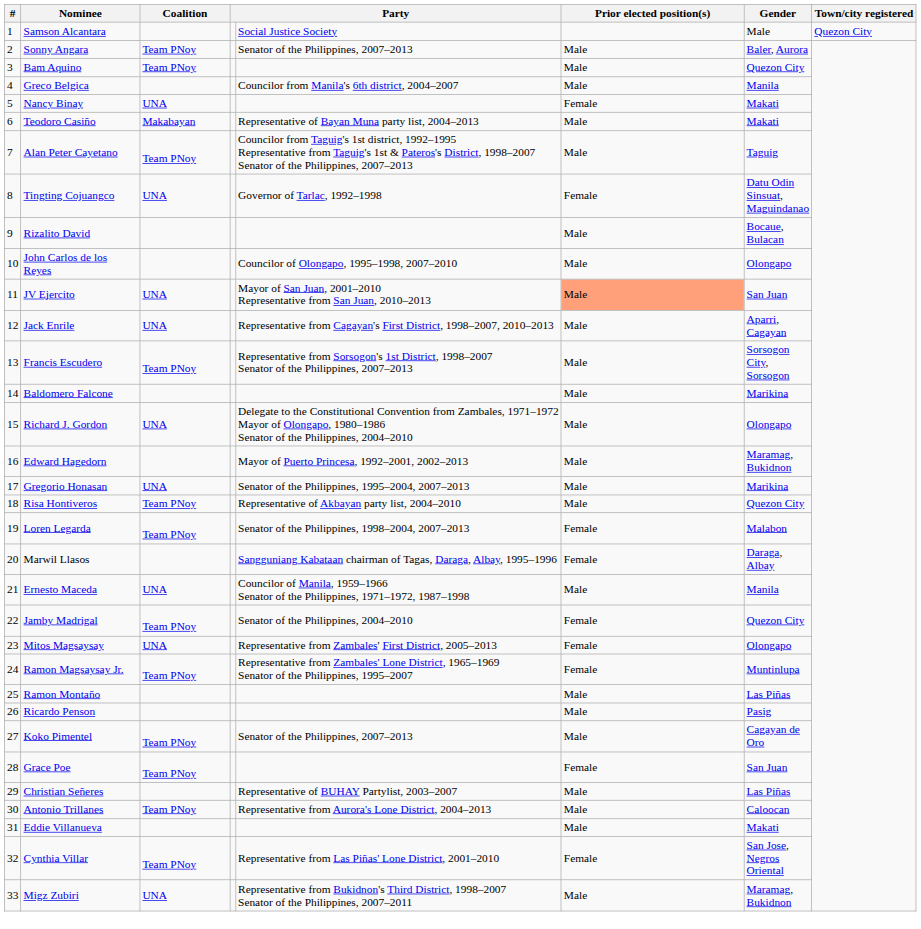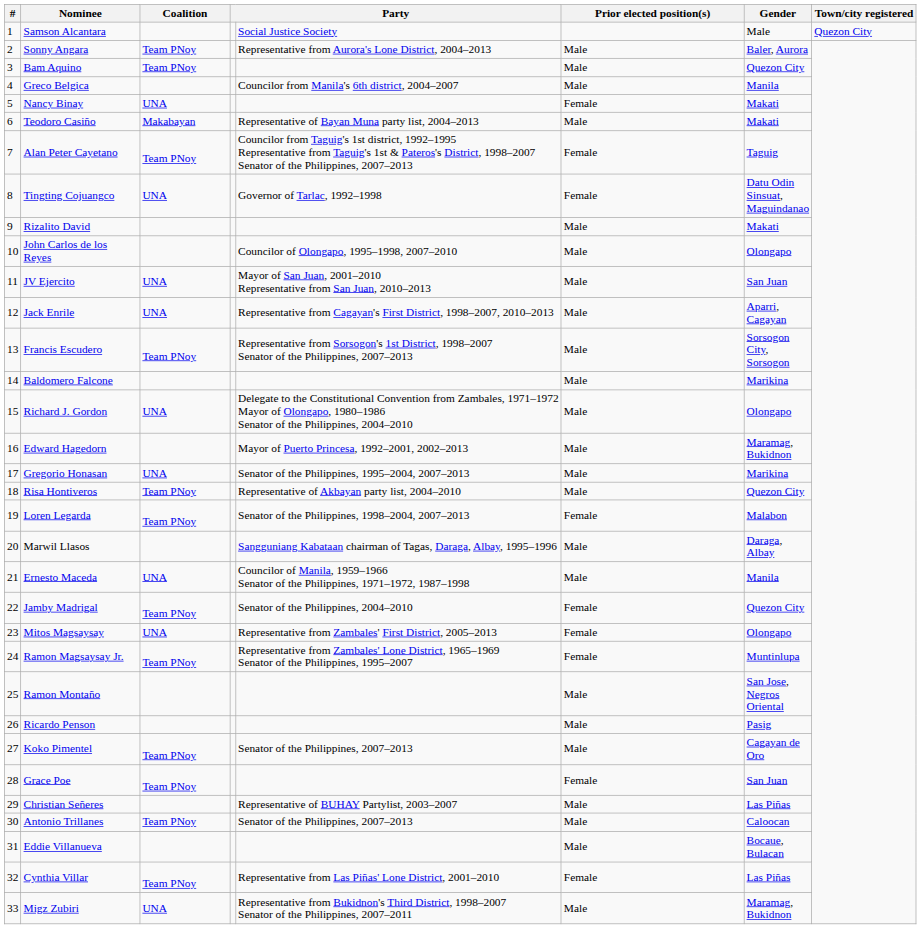(325, 49) Senator of the Philippines, 2007–2013 -> (365, 49) Representative from Aurora's Lone District, 2004–2013
(576, 152) Male -> (581, 152) Female
(765, 233) Bocaue, Bulacan -> (763, 226) Makati
(576, 294) lightsalmon background -> (576, 281) no background
(581, 559) Female -> (576, 546) Male
(769, 693) Las Piñas -> (768, 693) San Jose, Negros Oriental
(365, 809) Representative from Aurora's Lone District, 2004–2013 -> (325, 822) Senator of the Philippines, 2007–2013
(763, 827) Makati -> (765, 846) Bocaue, Bulacan
(768, 858) San Jose, Negros Oriental -> (769, 877) Las Piñas
